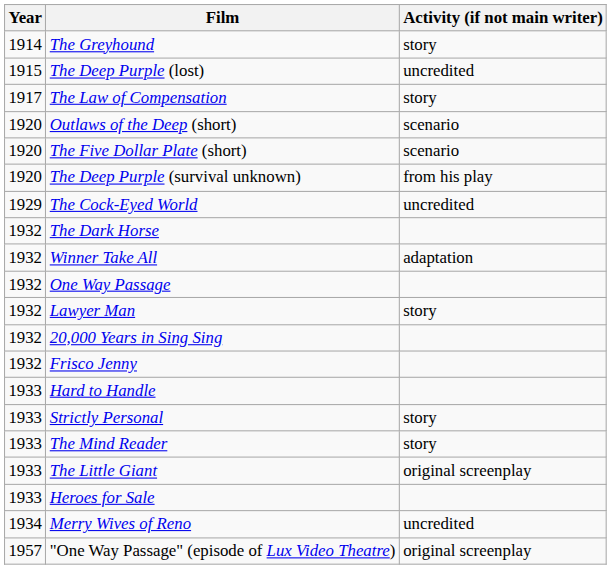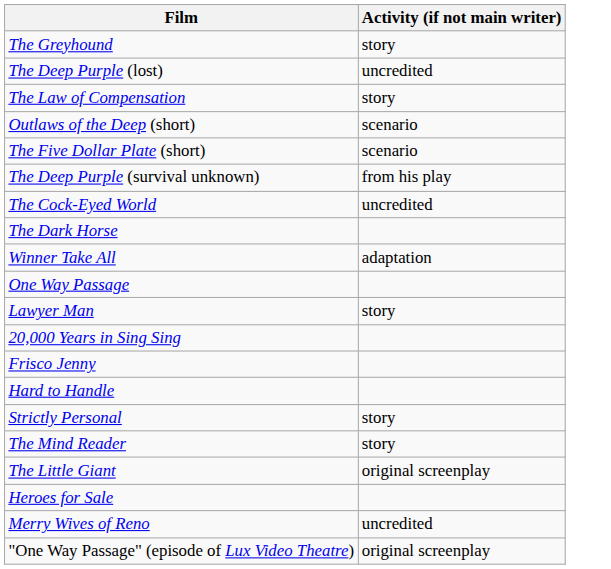- column: (25, 17)
